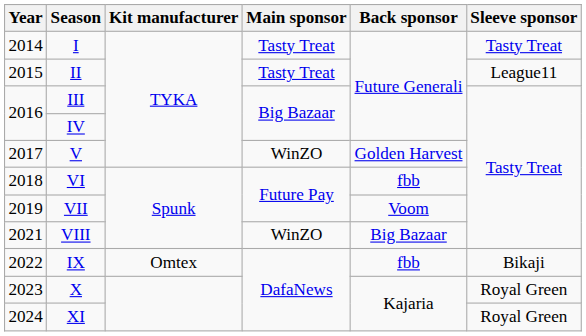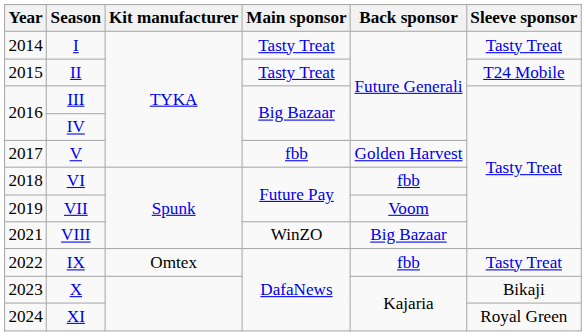(524, 72) League11 -> (524, 72) T24 Mobile
(296, 153) WinZO -> (296, 153) fbb
(524, 262) Bikaji -> (524, 262) Tasty Treat
(524, 289) Royal Green -> (524, 289) Bikaji
